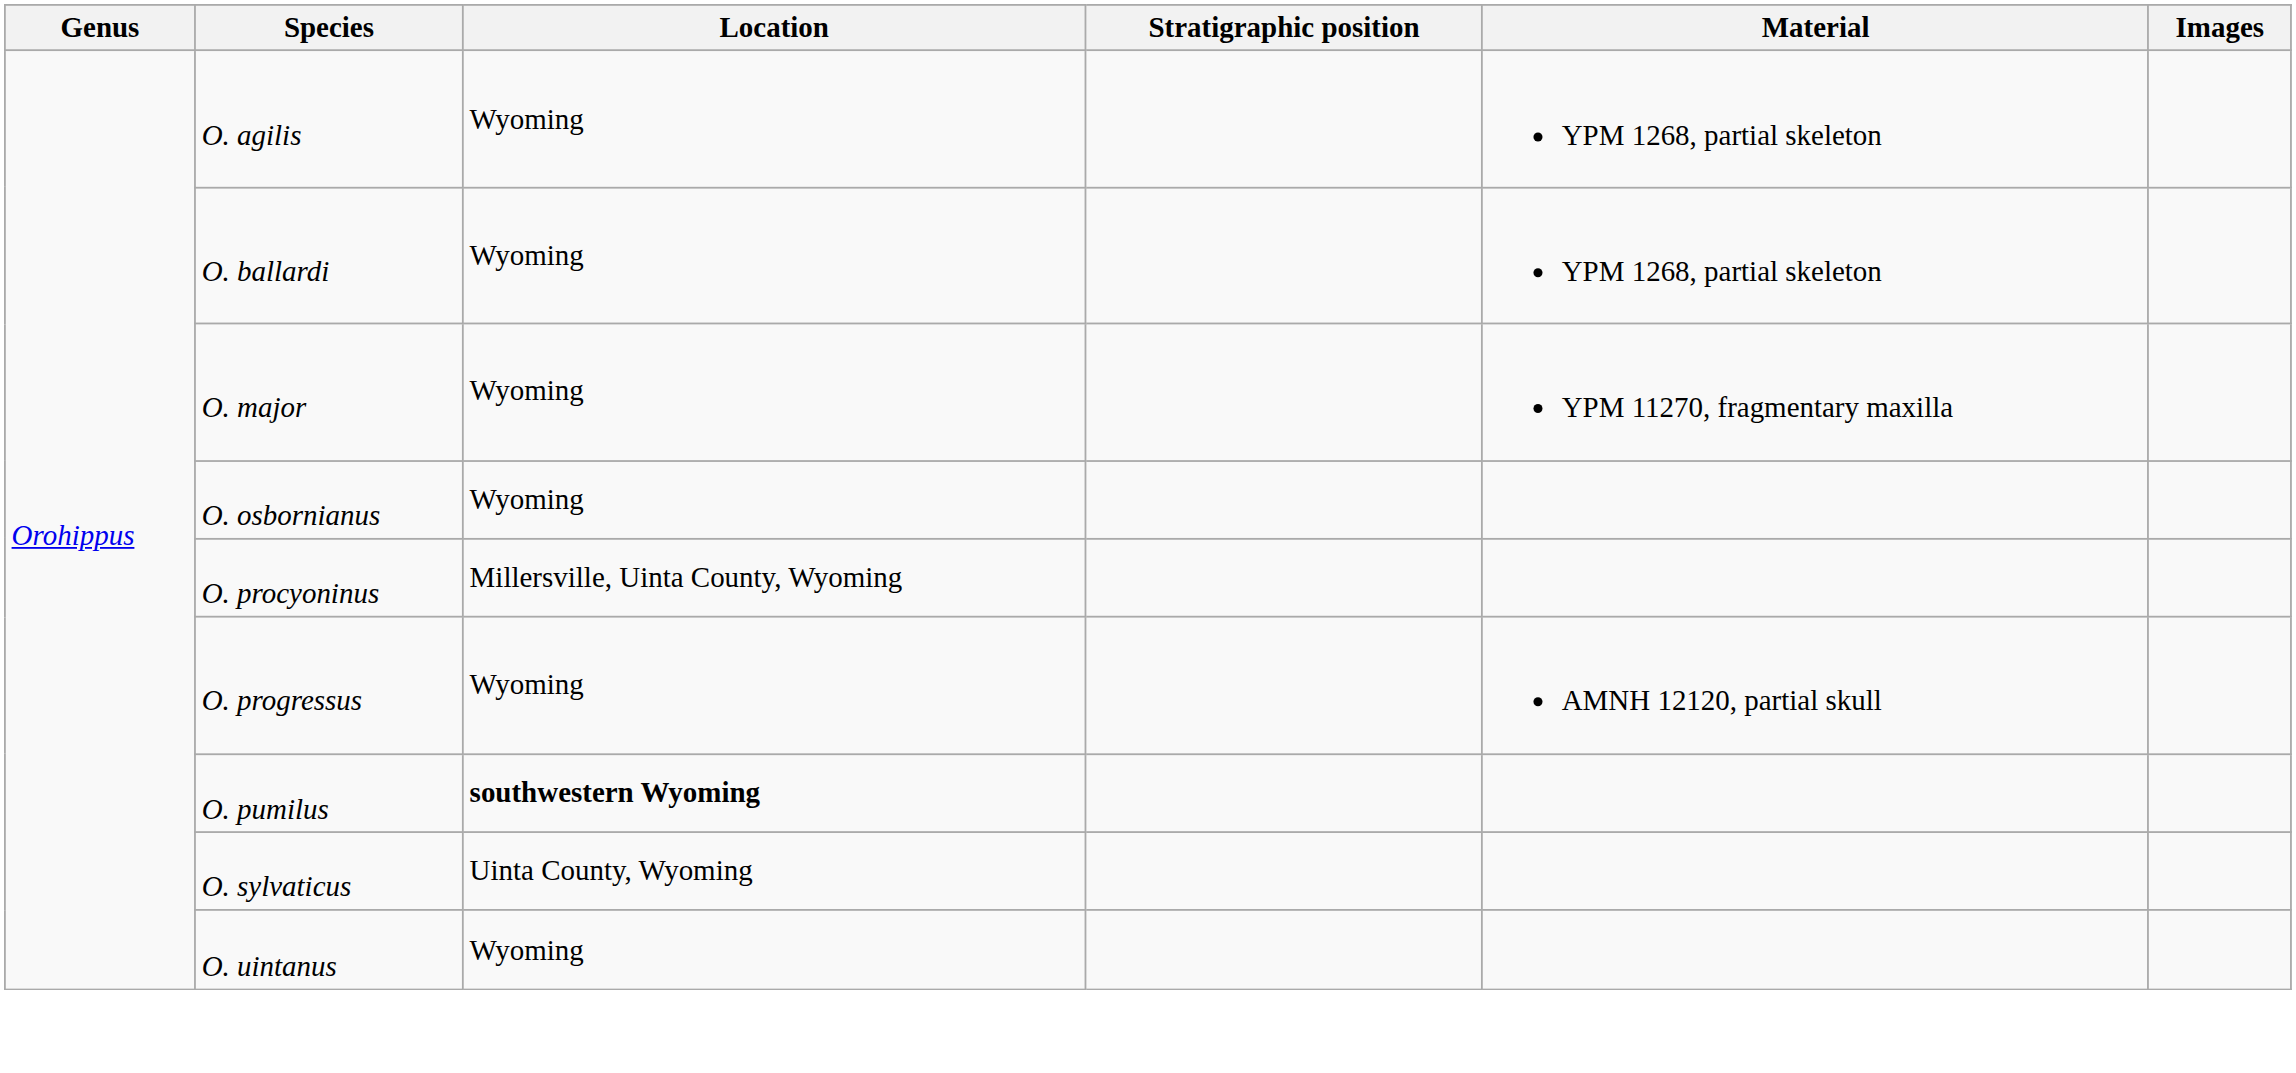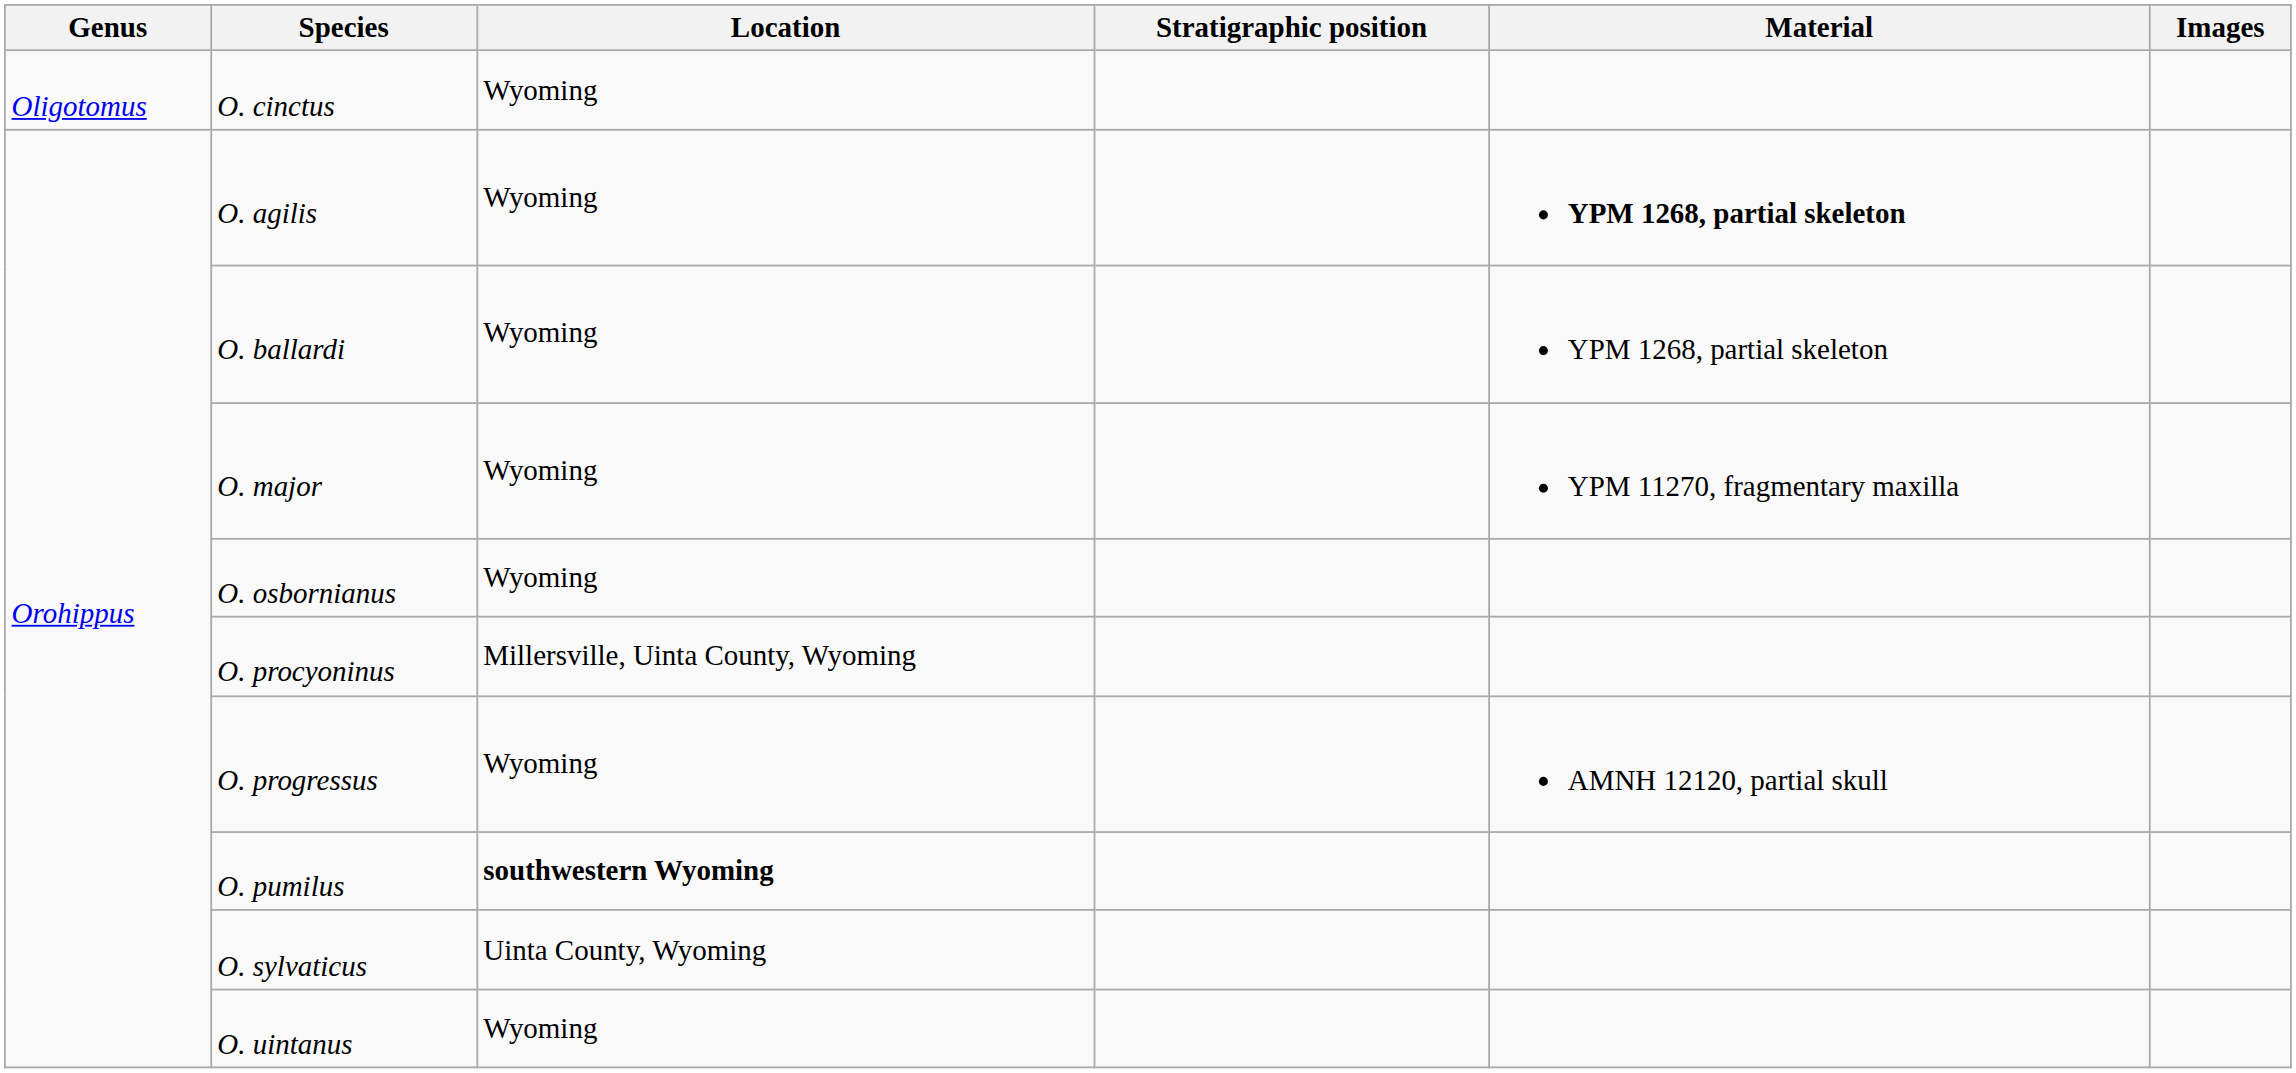+ row: (276, 105)
(1816, 135) normal -> (1819, 214) bold
